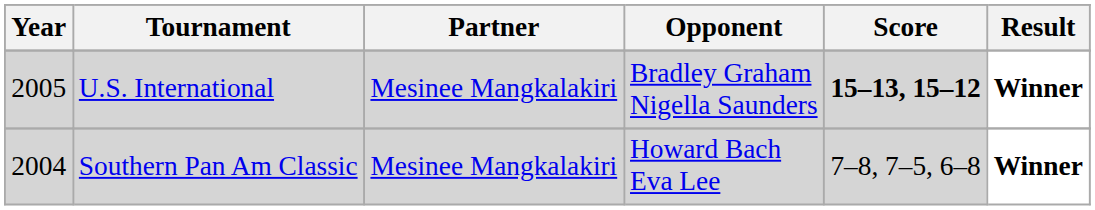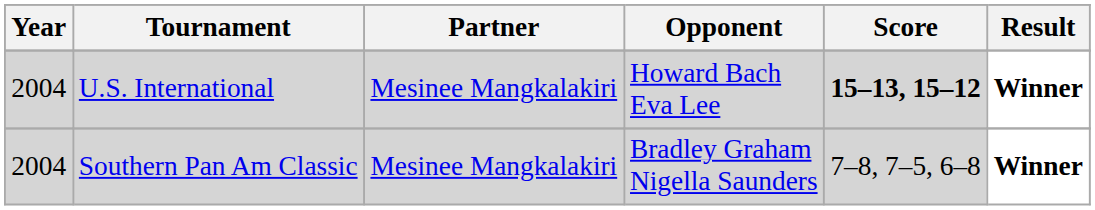(39, 88) 2005 -> (39, 88) 2004
(724, 88) Bradley Graham Nigella Saunders -> (706, 88) Howard Bach Eva Lee
(706, 166) Howard Bach Eva Lee -> (724, 166) Bradley Graham Nigella Saunders
